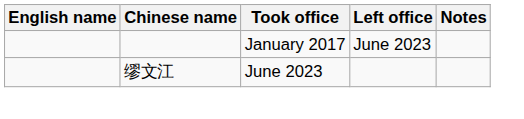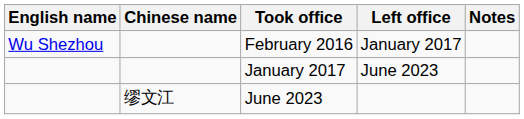+ row: (299, 44)
